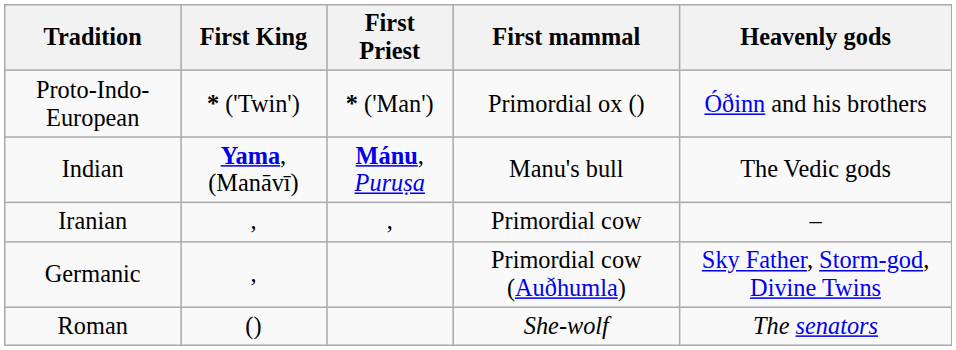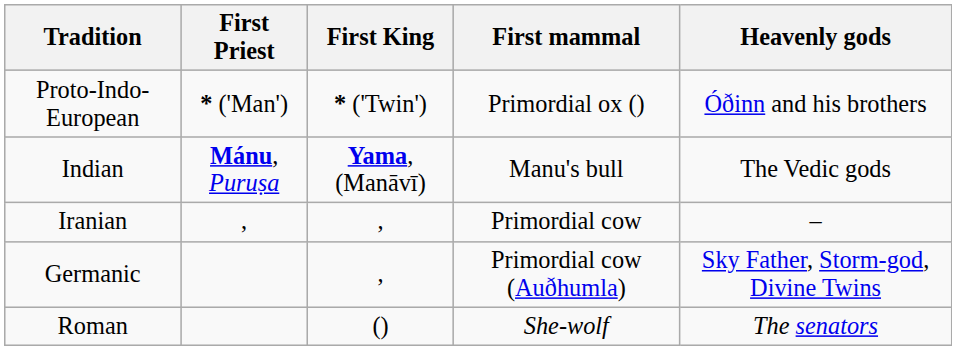columns swapped: (390, 37) <-> (253, 37)
